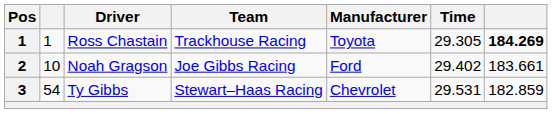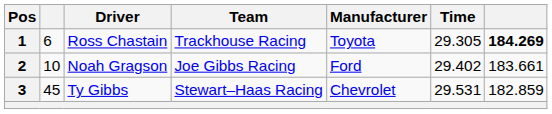(48, 41) 1 -> (48, 41) 6
(52, 90) 54 -> (52, 90) 45
